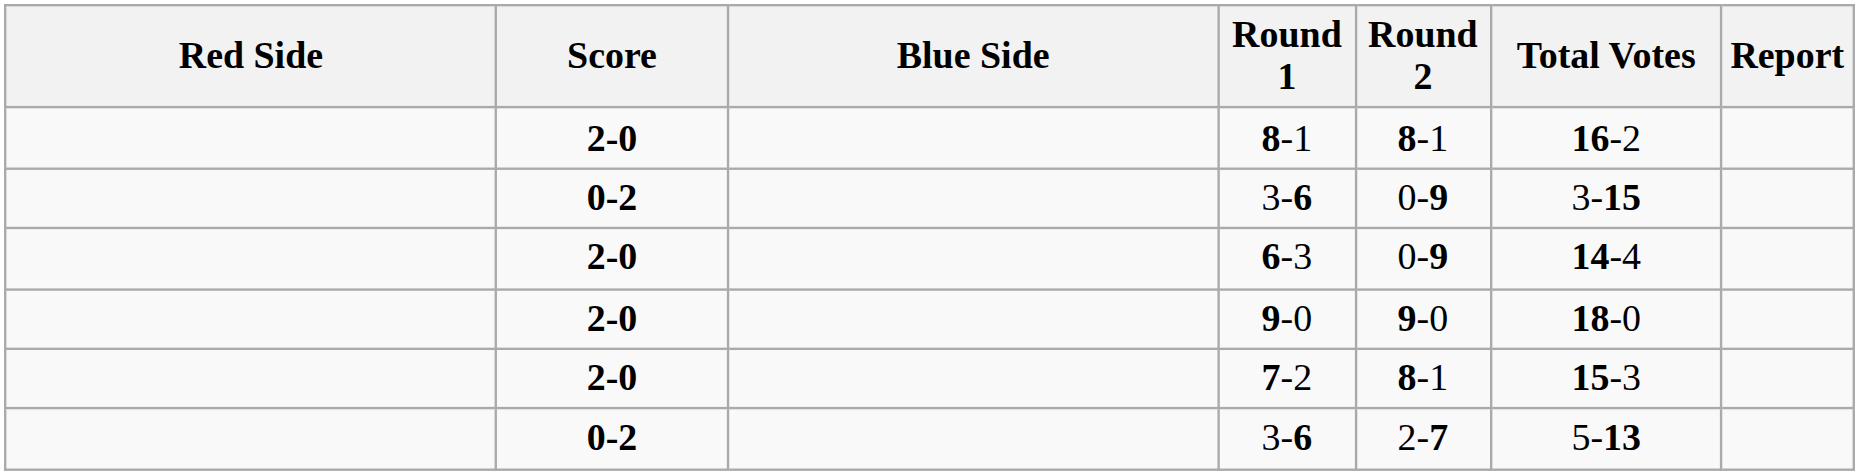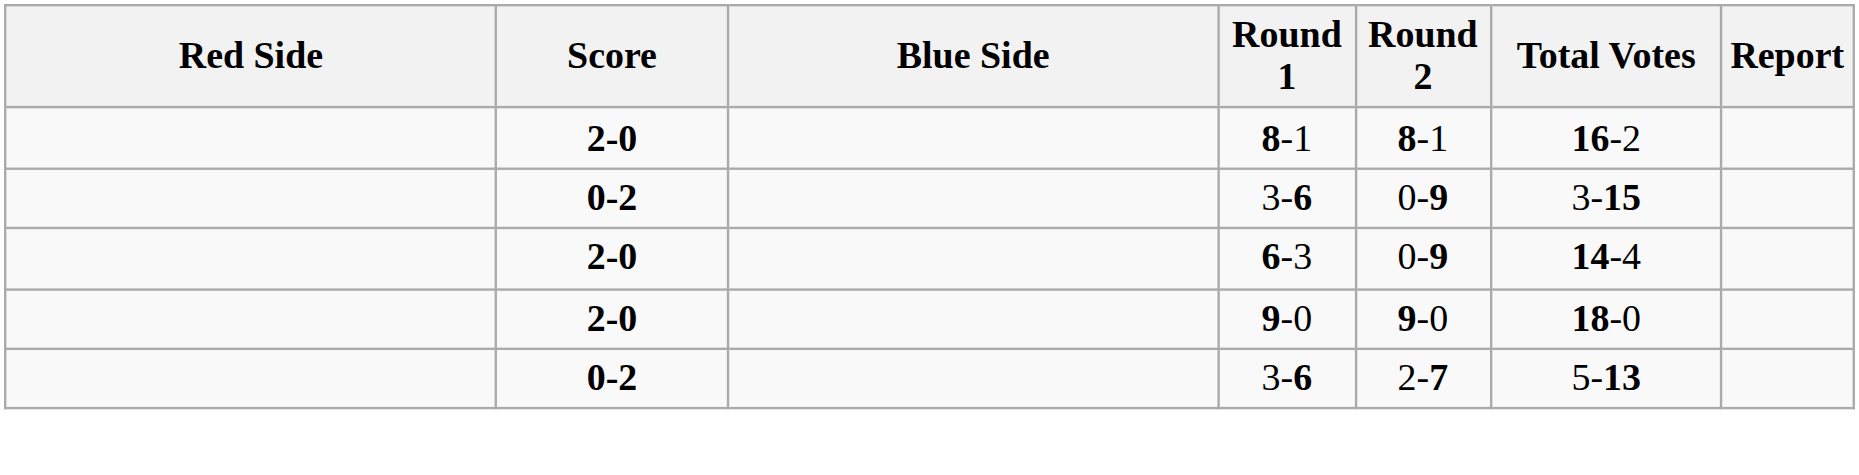- row: (612, 377)
